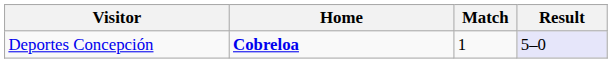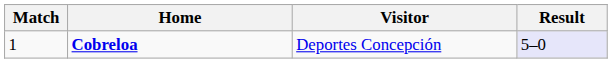columns swapped: (485, 17) <-> (117, 17)
